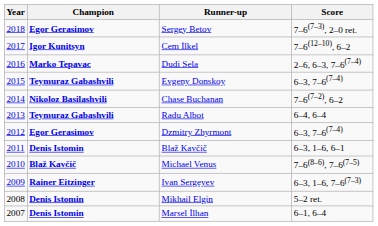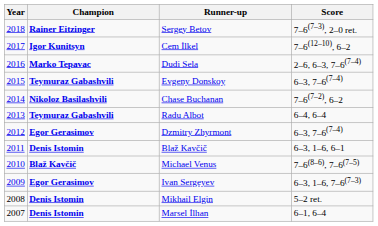(61, 28) Egor Gerasimov -> (62, 28) Rainer Eitzinger
(62, 182) Rainer Eitzinger -> (61, 182) Egor Gerasimov
